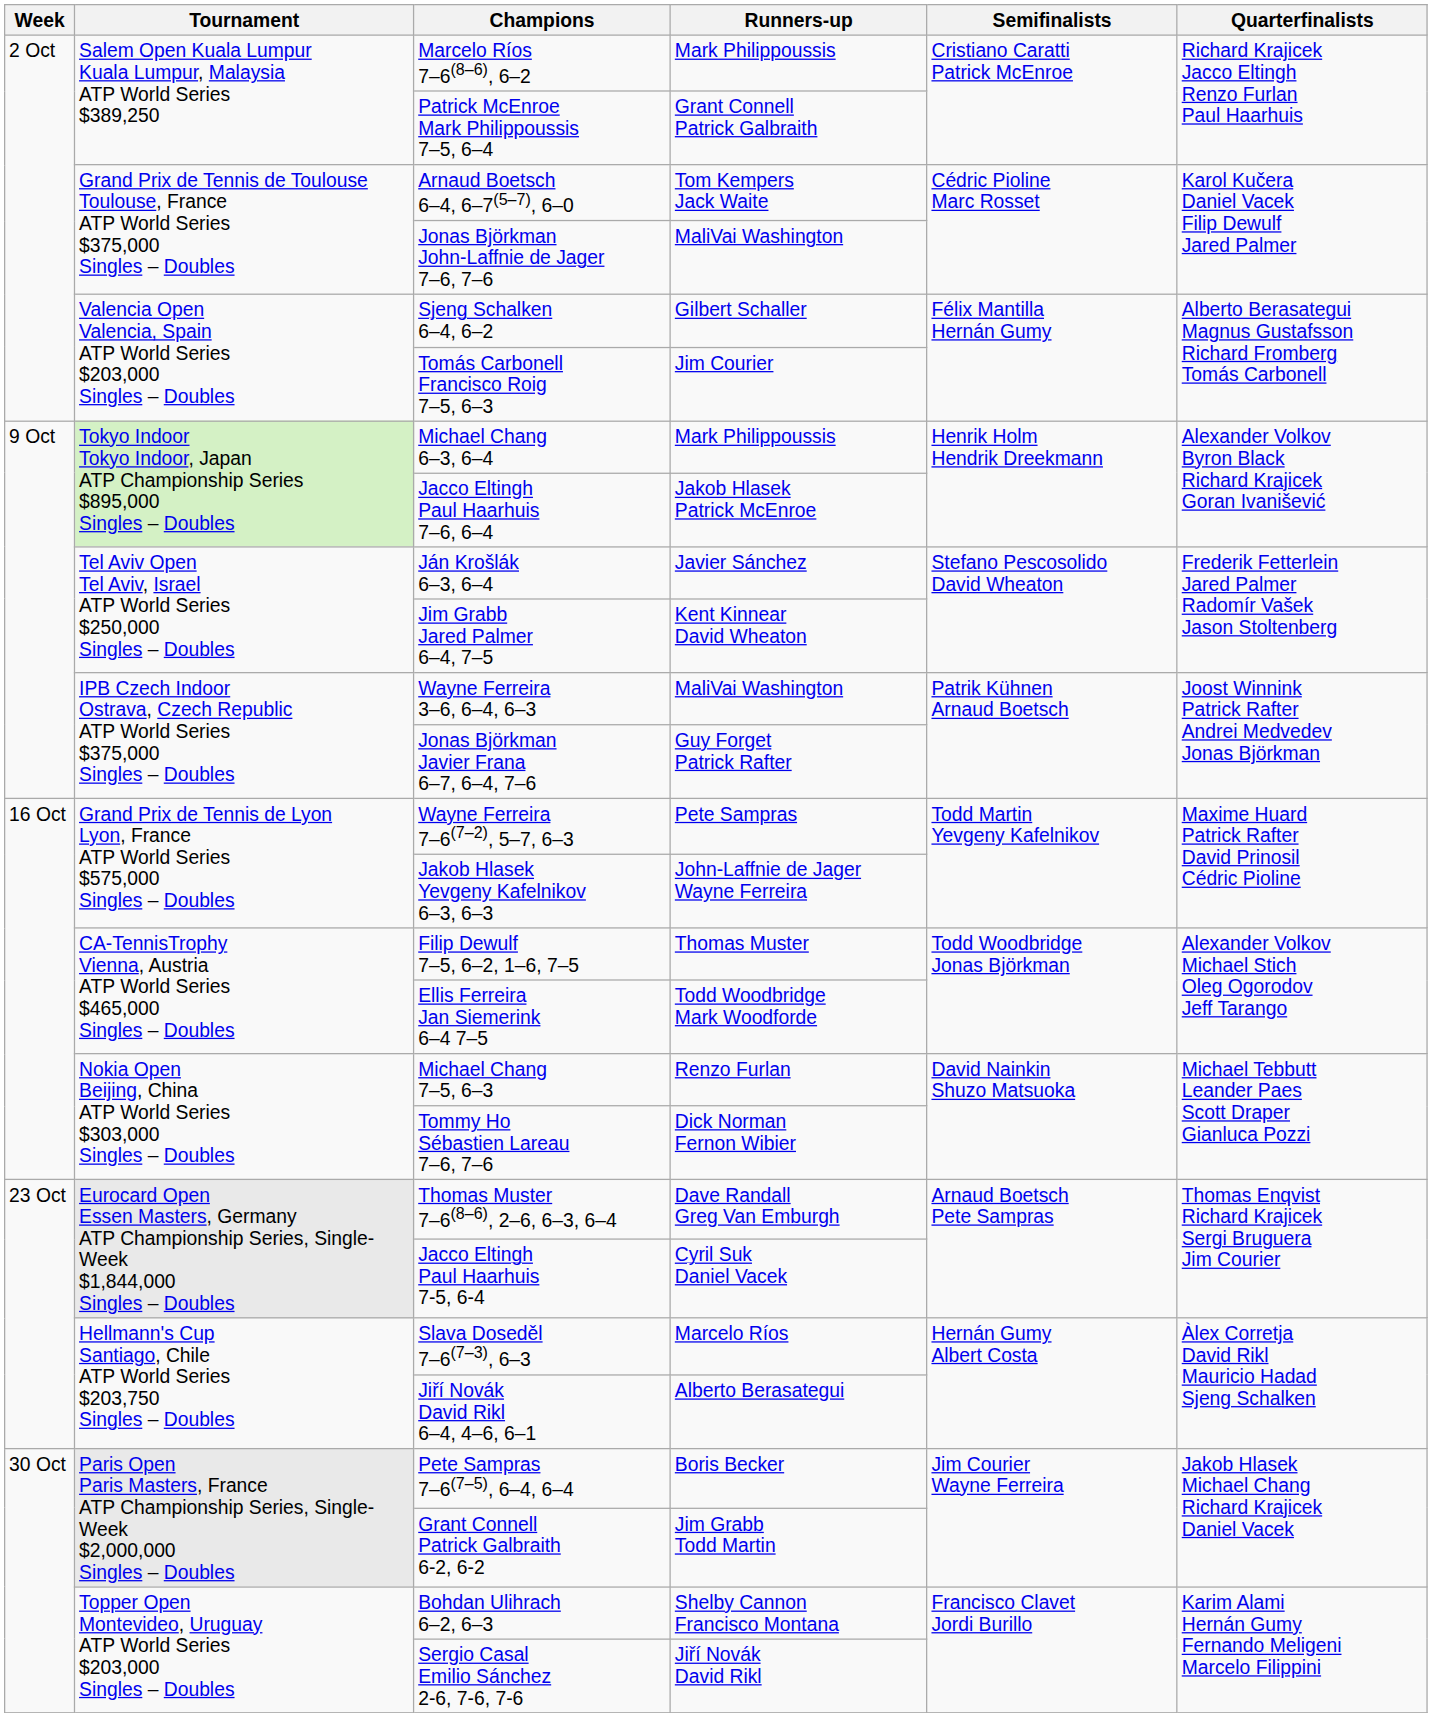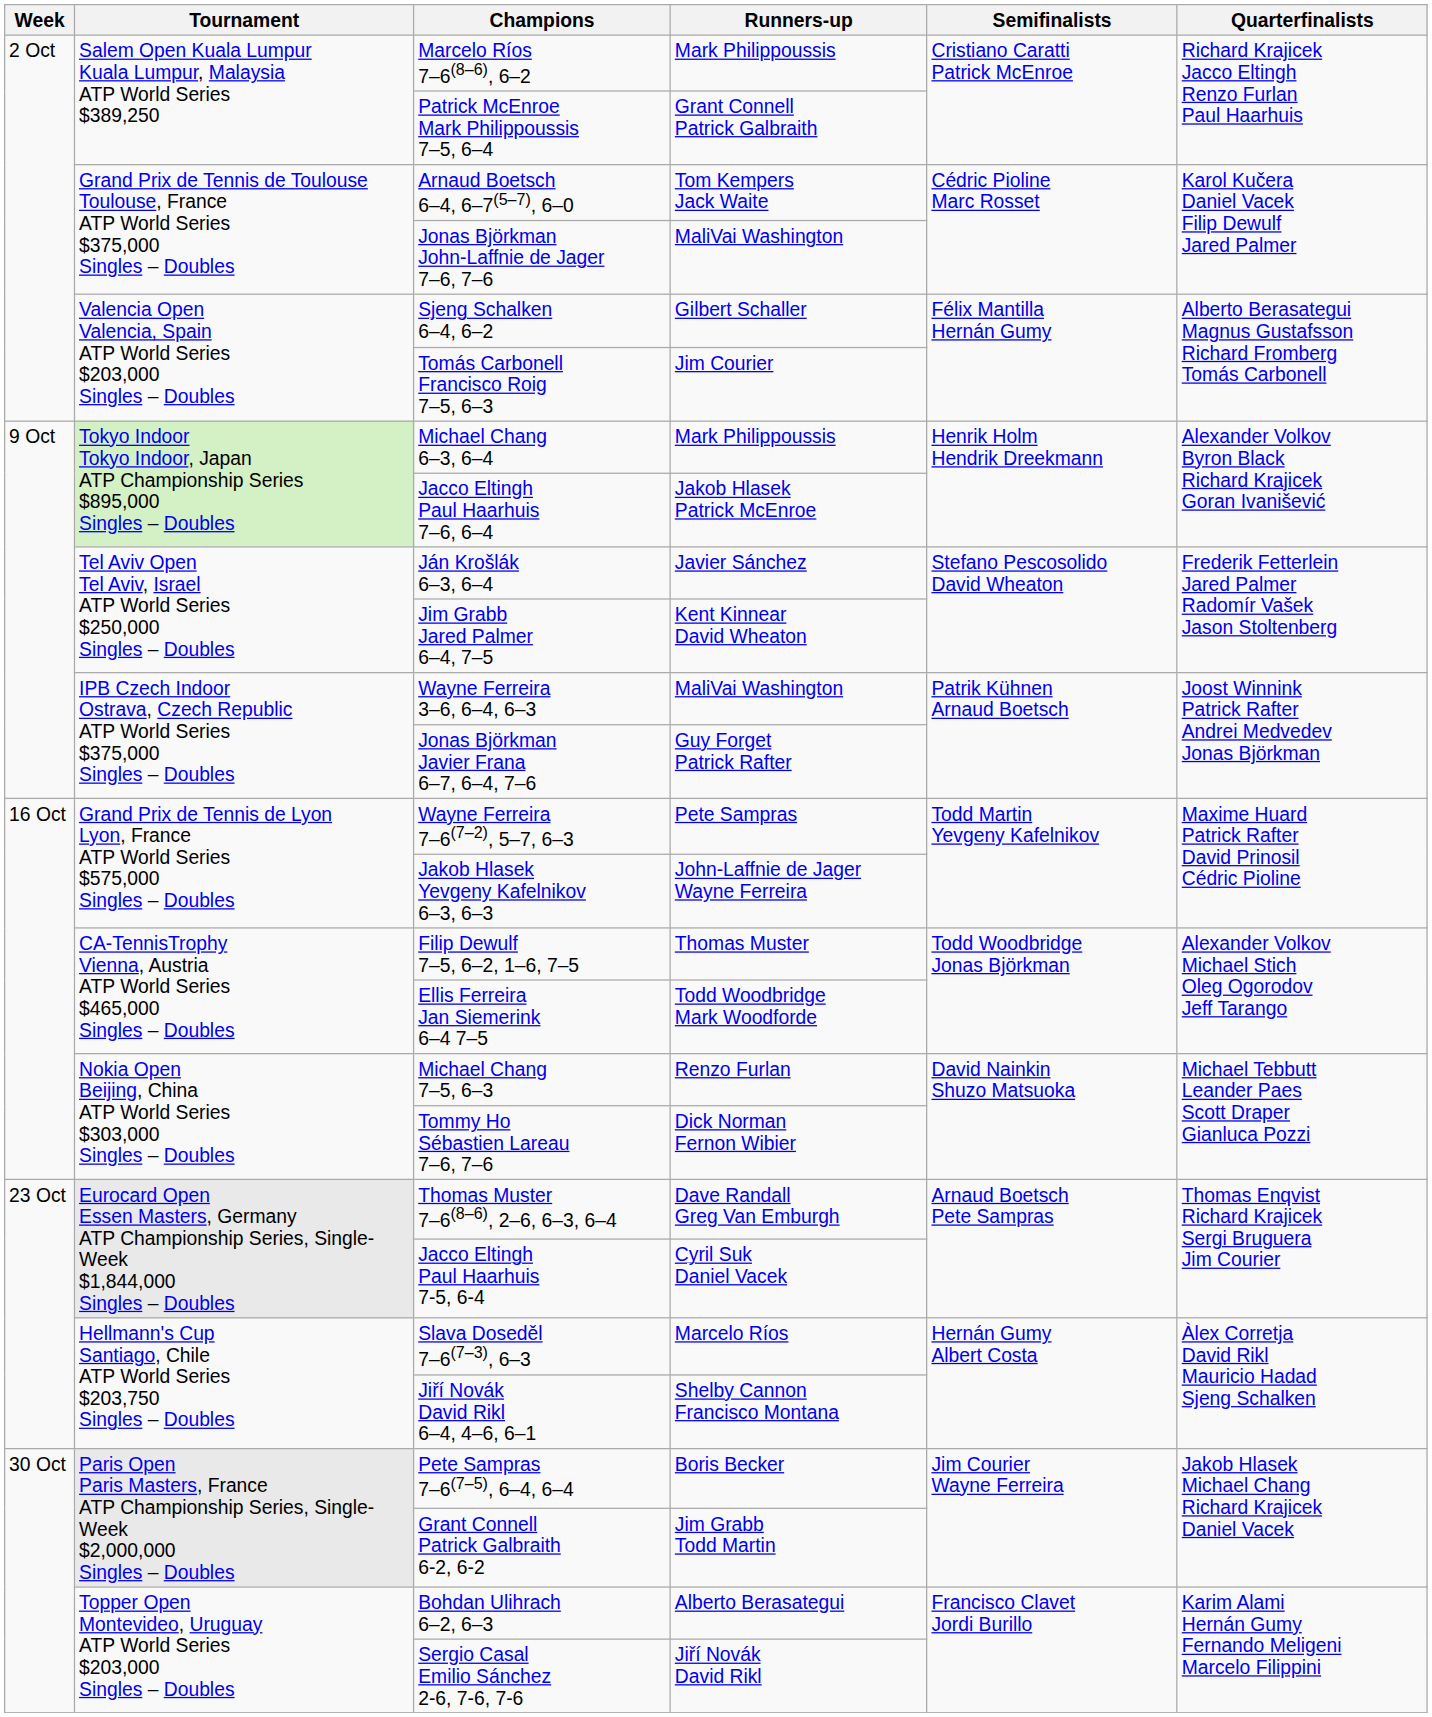(760, 1390) Alberto Berasategui -> (757, 1401) Shelby Cannon Francisco Montana
(757, 1613) Shelby Cannon Francisco Montana -> (760, 1602) Alberto Berasategui
